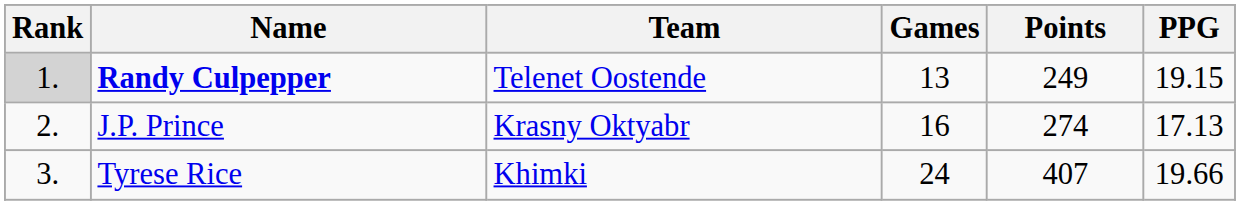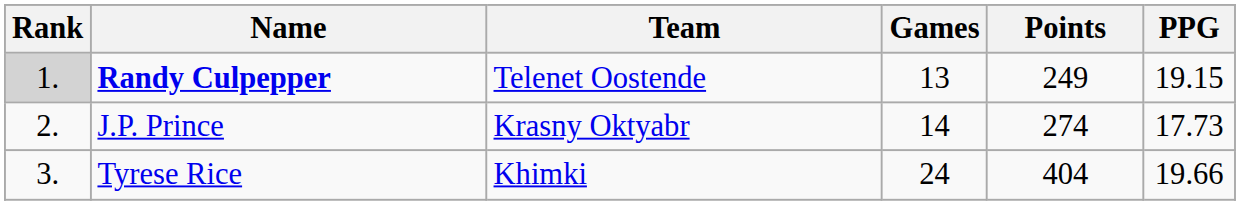(935, 125) 16 -> (935, 125) 14
(1189, 125) 17.13 -> (1189, 125) 17.73
(1065, 174) 407 -> (1065, 174) 404
